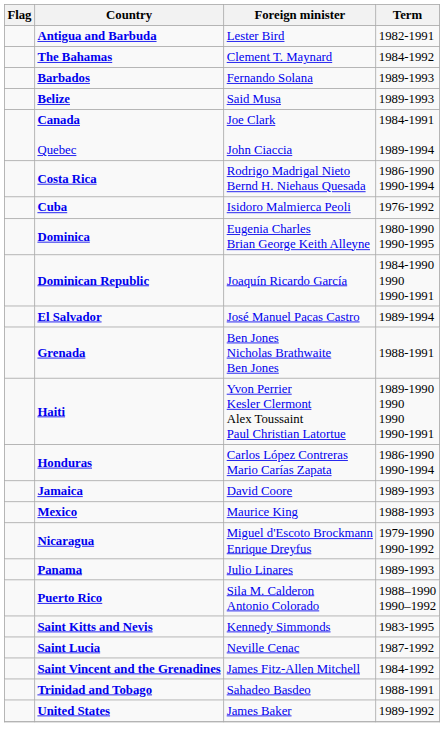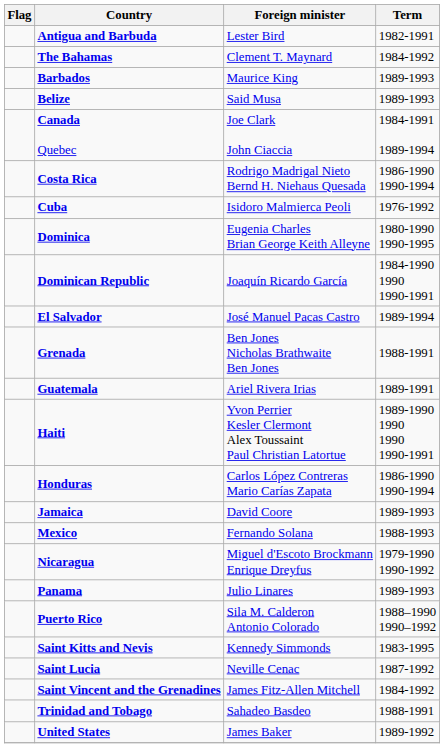(270, 78) Fernando Solana -> (262, 78) Maurice King
+ row: (68, 388)
(262, 512) Maurice King -> (270, 533) Fernando Solana
